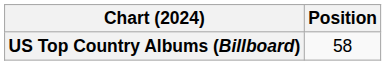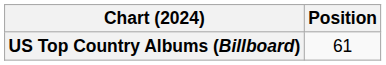(343, 45) 58 -> (343, 45) 61
